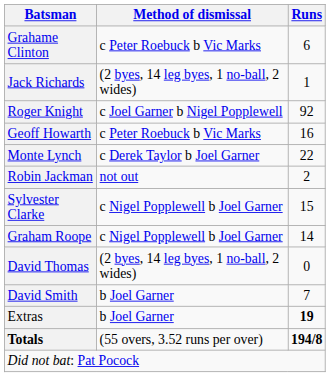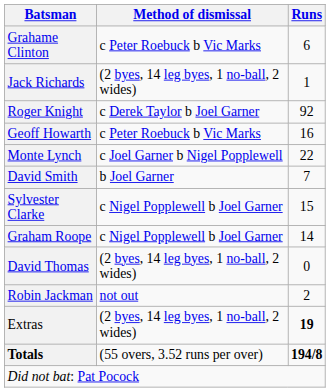(191, 111) c Joel Garner b Nigel Popplewell -> (179, 111) c Derek Taylor b Joel Garner
(179, 155) c Derek Taylor b Joel Garner -> (191, 155) c Joel Garner b Nigel Popplewell
rows swapped: (43, 295) <-> (50, 177)
(137, 317) b Joel Garner -> (189, 325) (2 byes, 14 leg byes, 1 no-ball, 2 wides)
